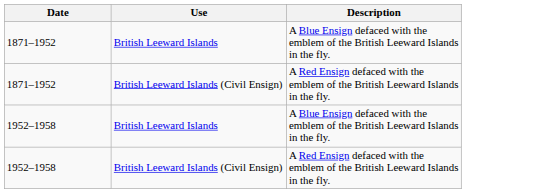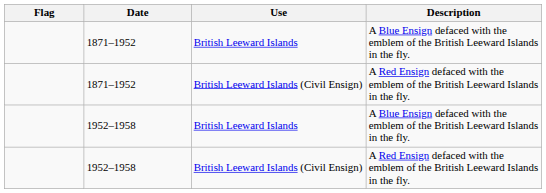+ column: (44, 13)
